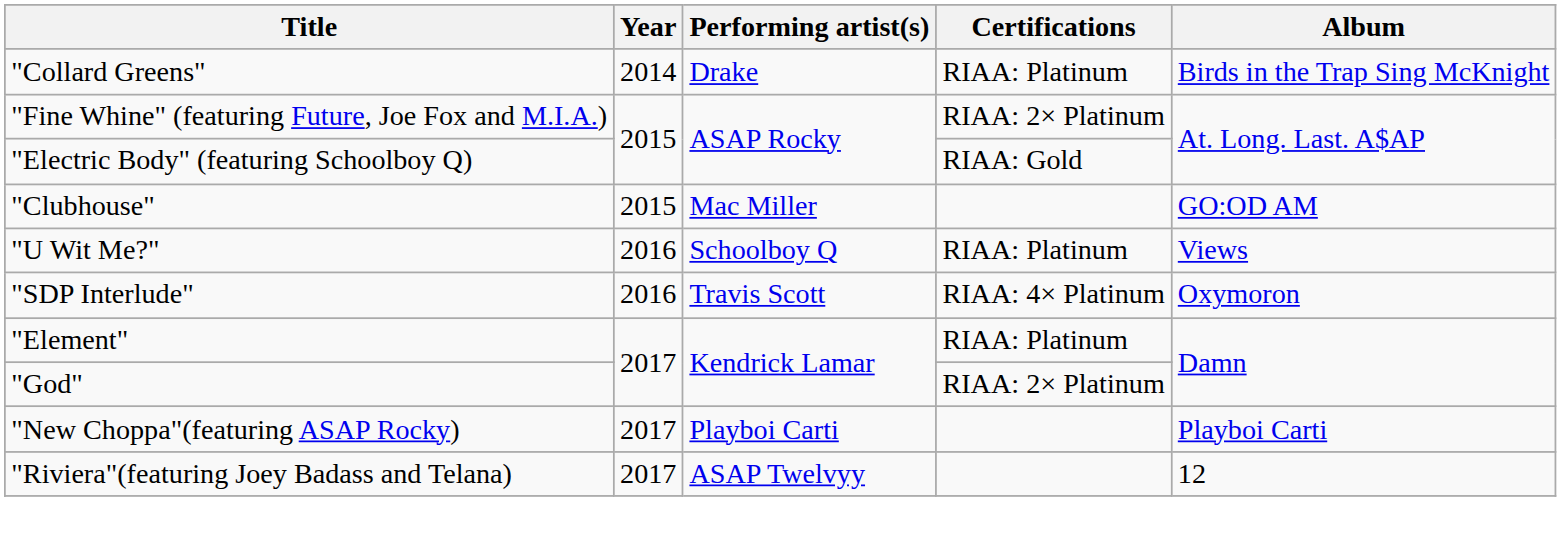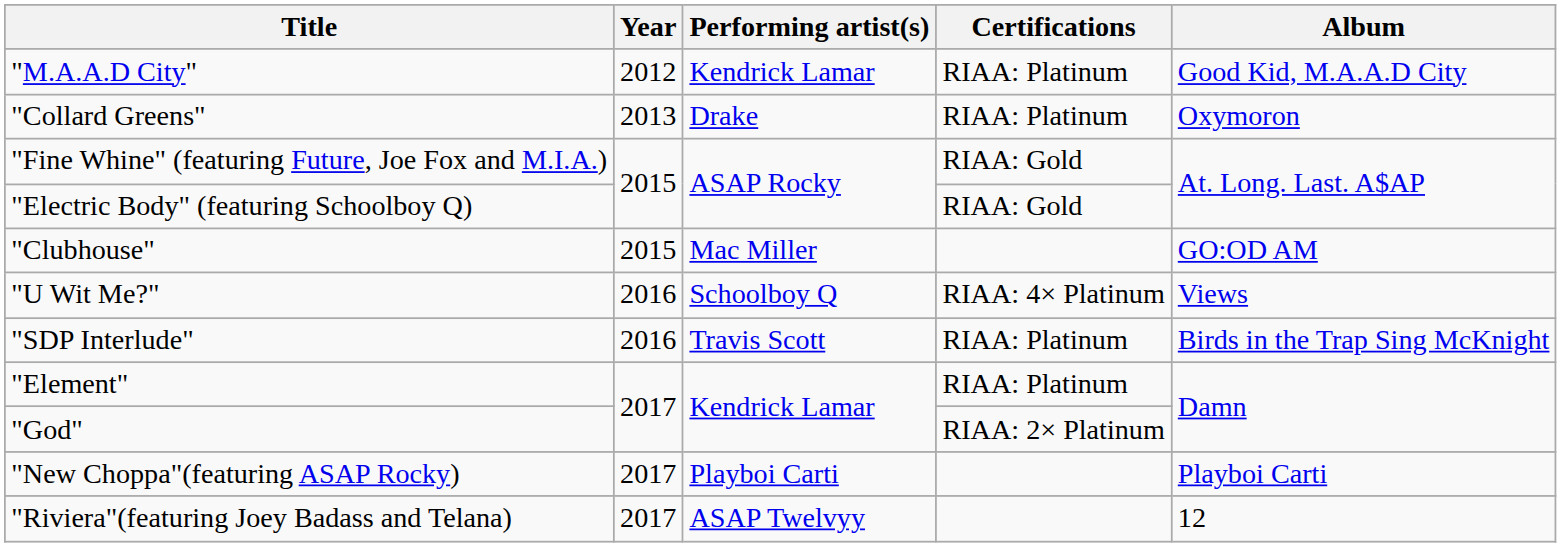+ row: (104, 71)
(648, 71) 2014 -> (648, 116) 2013
(1364, 71) Birds in the Trap Sing McKnight -> (1239, 116) Oxymoron
(1054, 116) RIAA: 2× Platinum -> (1012, 160) RIAA: Gold
(1035, 250) RIAA: Platinum -> (1054, 294) RIAA: 4× Platinum
(1054, 294) RIAA: 4× Platinum -> (1035, 339) RIAA: Platinum
(1239, 294) Oxymoron -> (1364, 339) Birds in the Trap Sing McKnight
